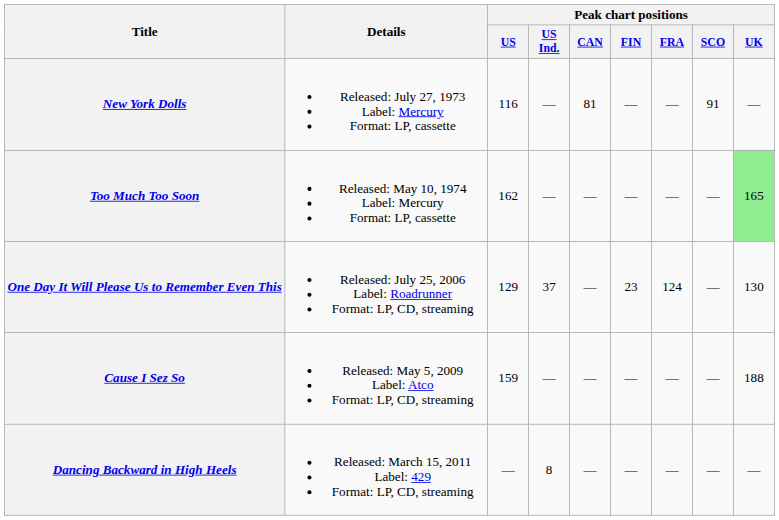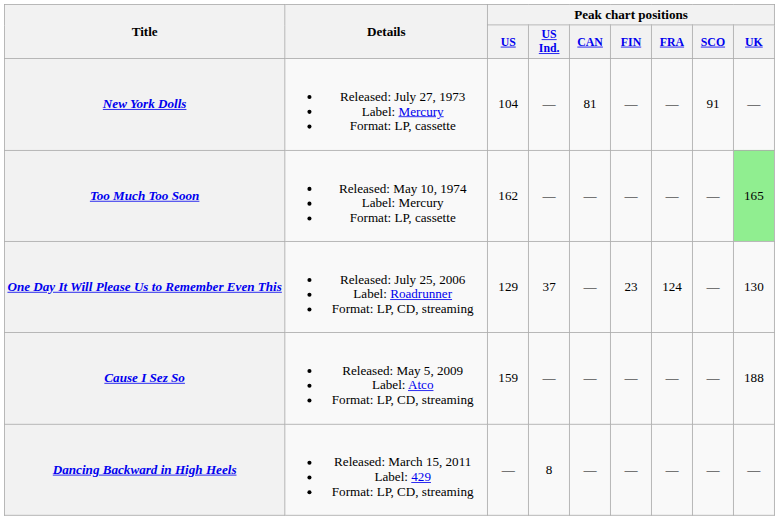(508, 104) 116 -> (508, 104) 104
